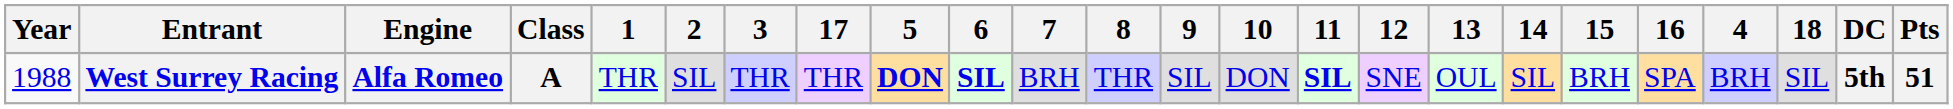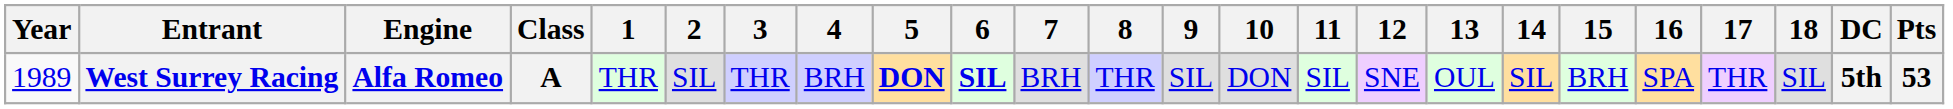columns swapped: (1740, 28) <-> (833, 28)
(42, 77) 1988 -> (42, 77) 1989
(1328, 77) bold -> (1328, 77) normal
(1920, 77) 51 -> (1917, 77) 53
